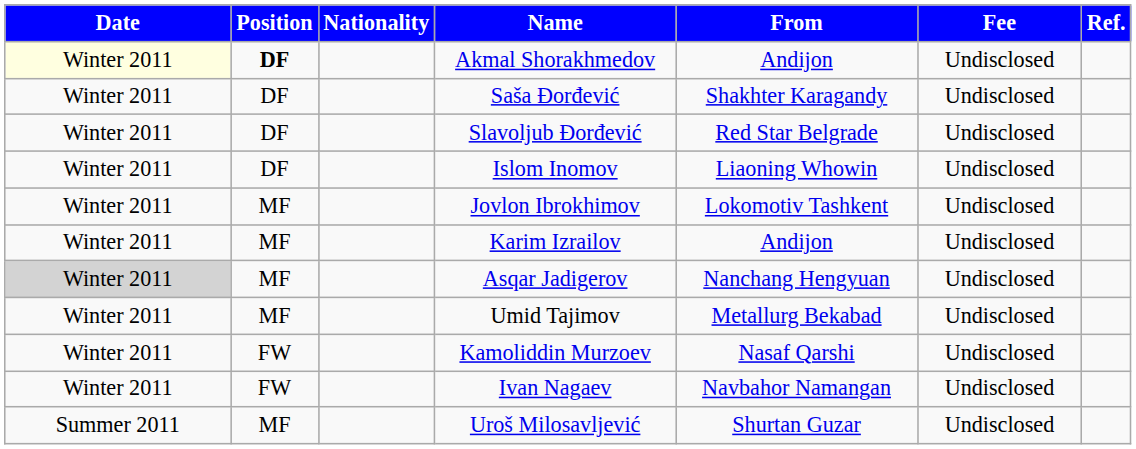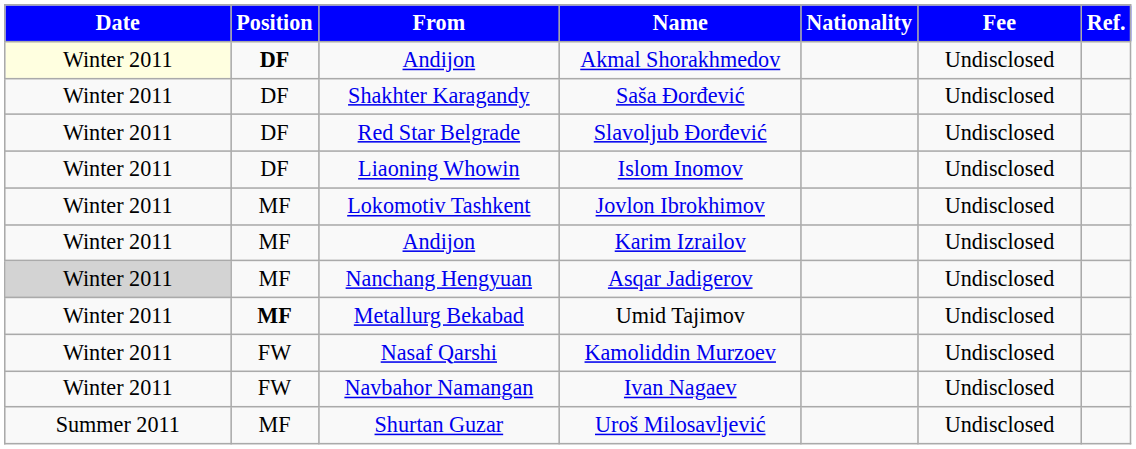columns swapped: (376, 23) <-> (797, 23)
(274, 315) normal -> (274, 315) bold
